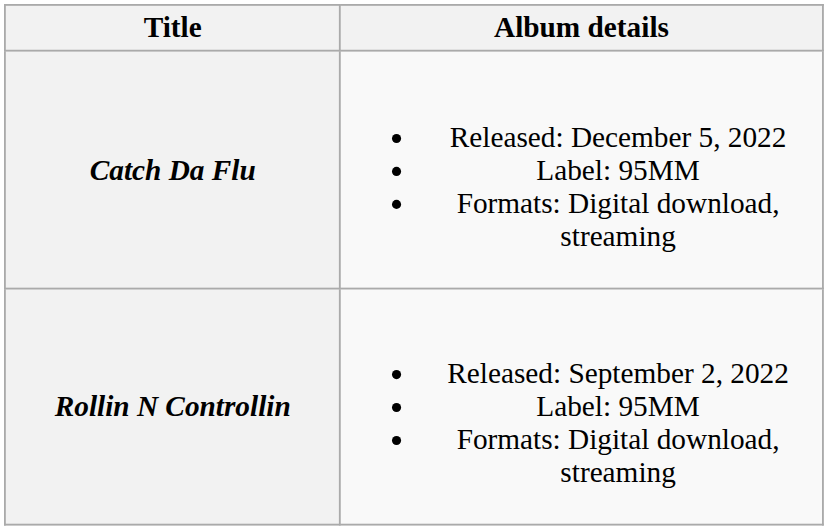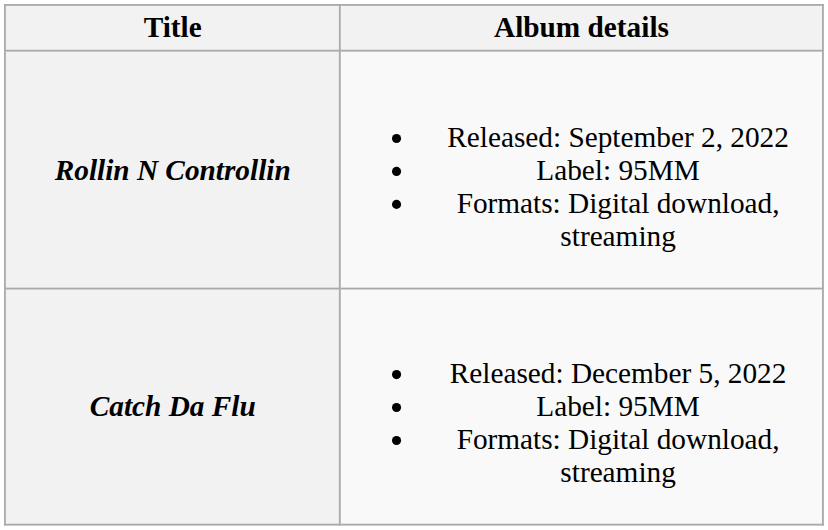rows swapped: (173, 406) <-> (173, 169)
